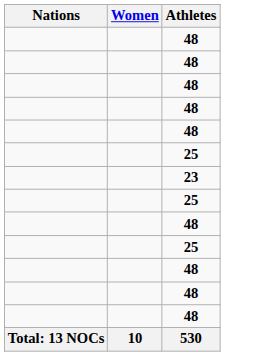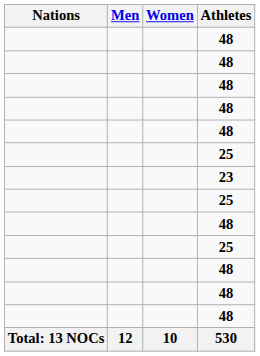+ column: (125, 16)
